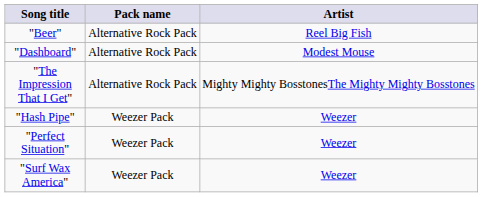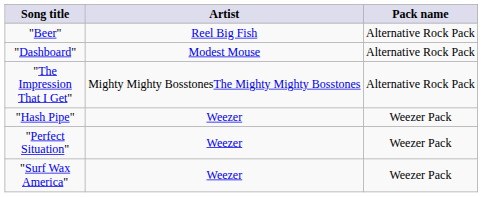columns swapped: (339, 14) <-> (142, 14)
